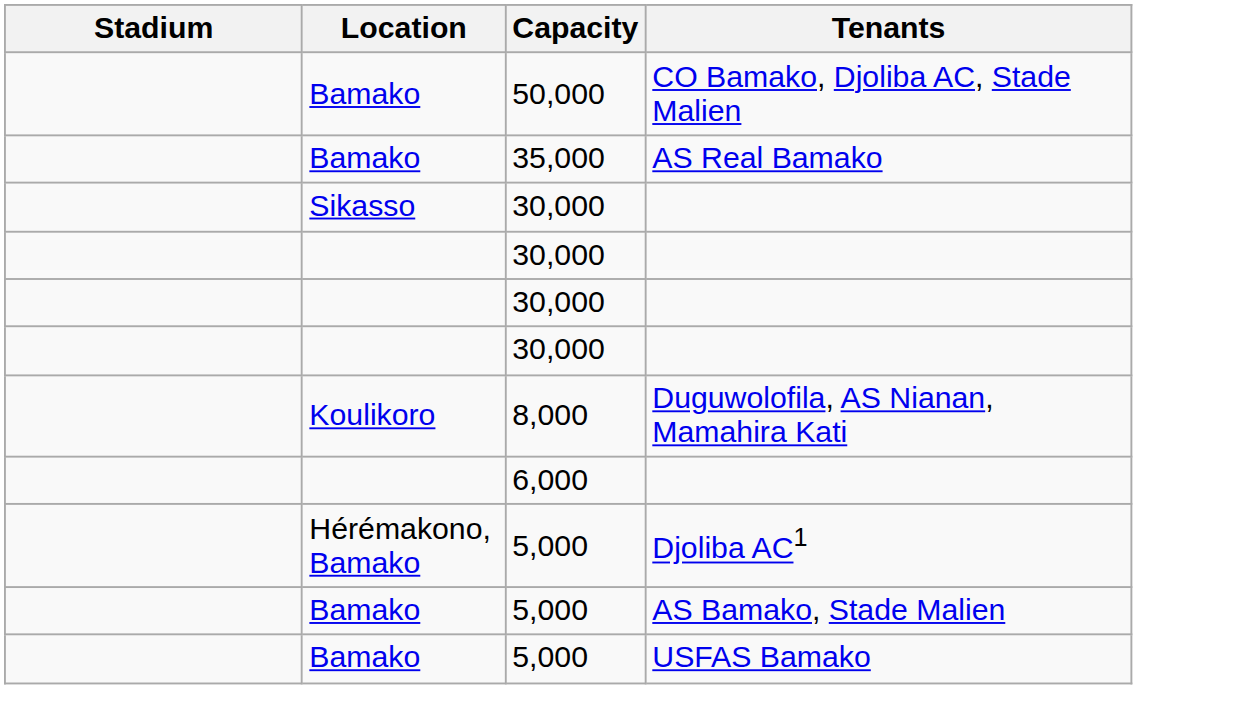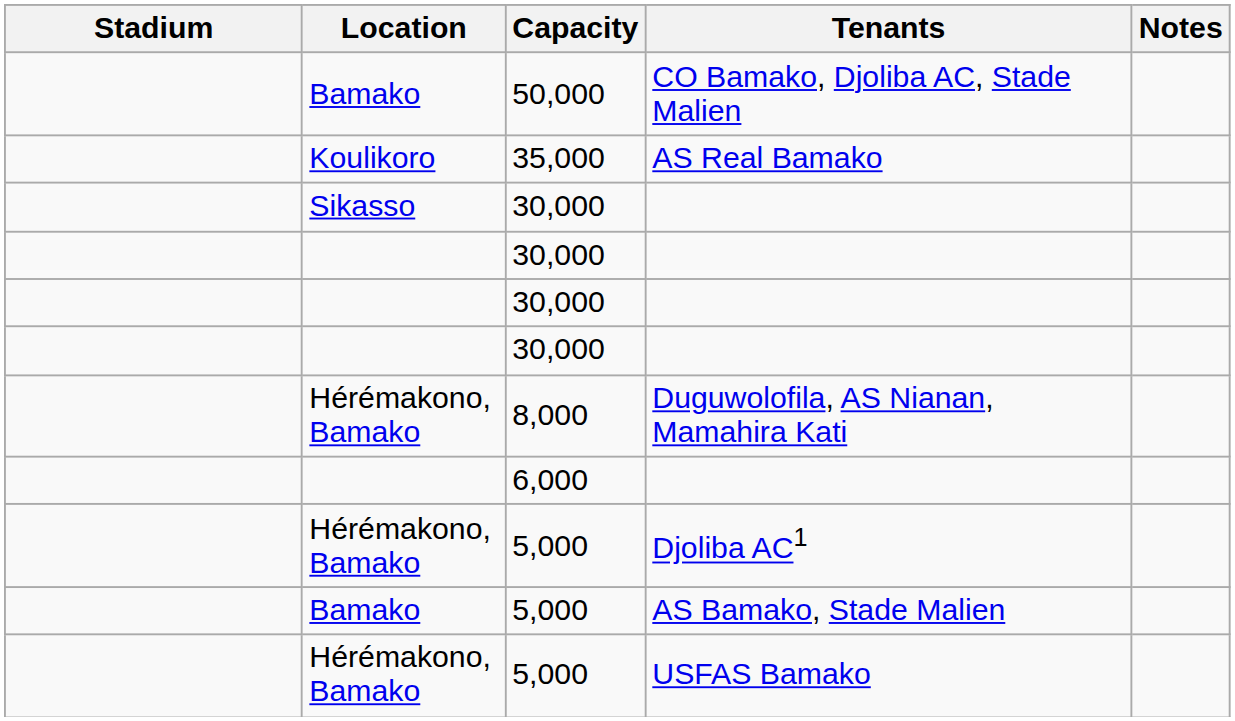+ column: (1181, 28)
(365, 158) Bamako -> (372, 158) Koulikoro
(372, 415) Koulikoro -> (400, 415) Hérémakono, Bamako
(365, 658) Bamako -> (400, 675) Hérémakono, Bamako
